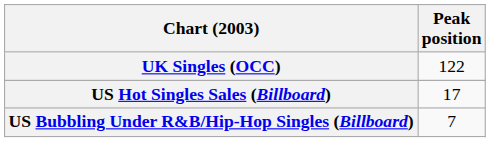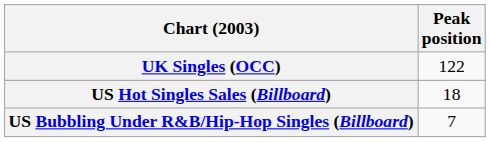(452, 94) 17 -> (452, 94) 18
